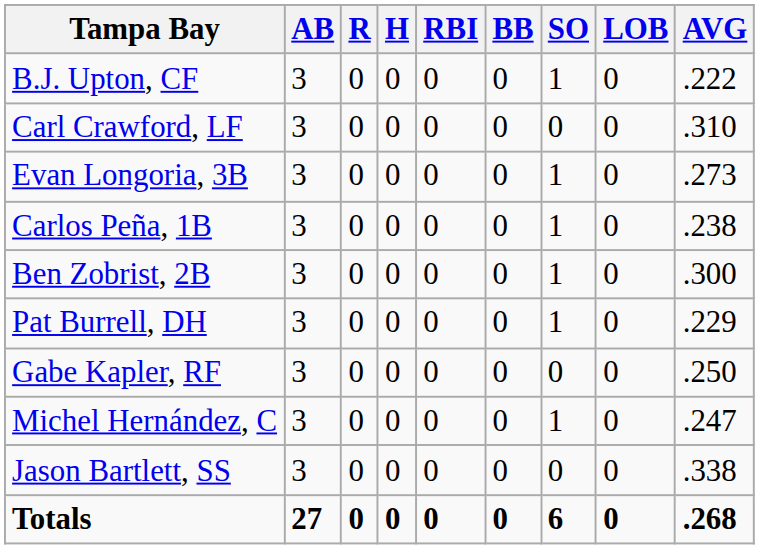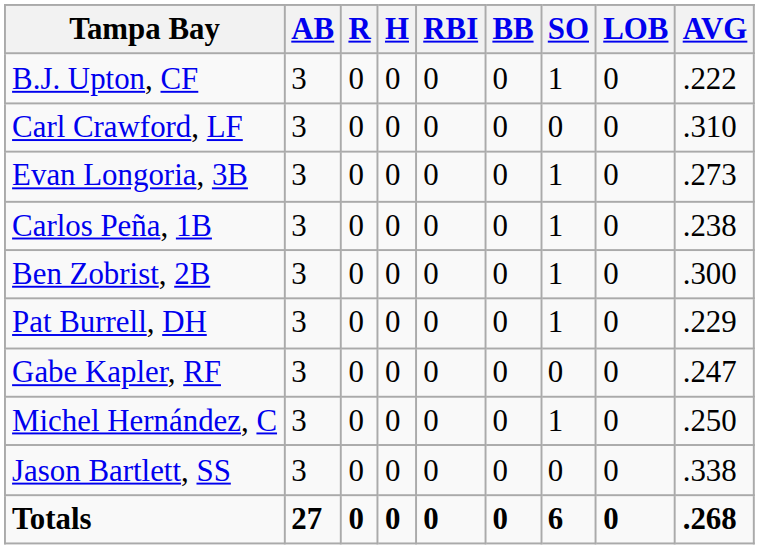(710, 371) .250 -> (710, 371) .247
(710, 420) .247 -> (710, 420) .250
